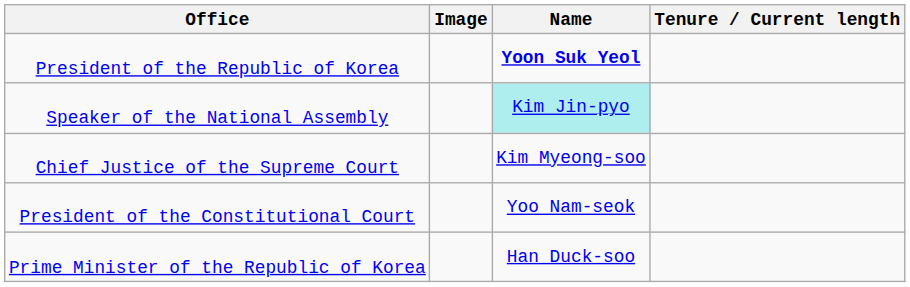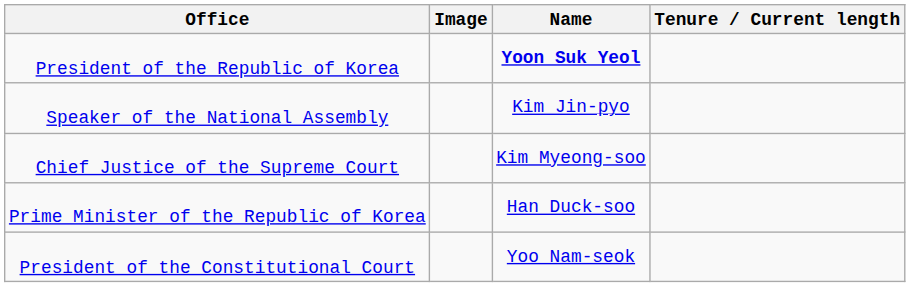(571, 108) paleturquoise background -> (571, 108) no background
rows swapped: (217, 218) <-> (217, 267)
